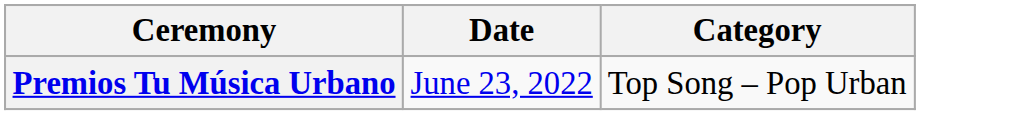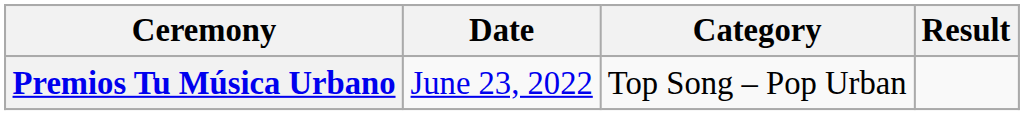+ column: (966, 30)
